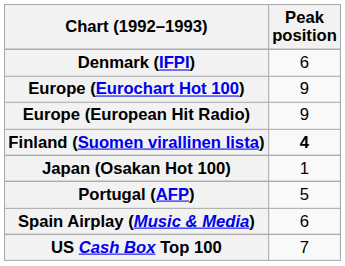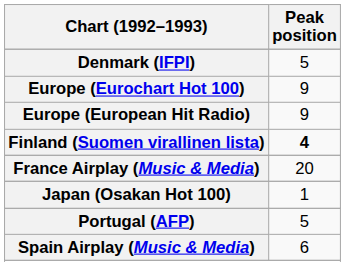(304, 62) 6 -> (304, 62) 5
+ row: (136, 168)
- row: (136, 247)
